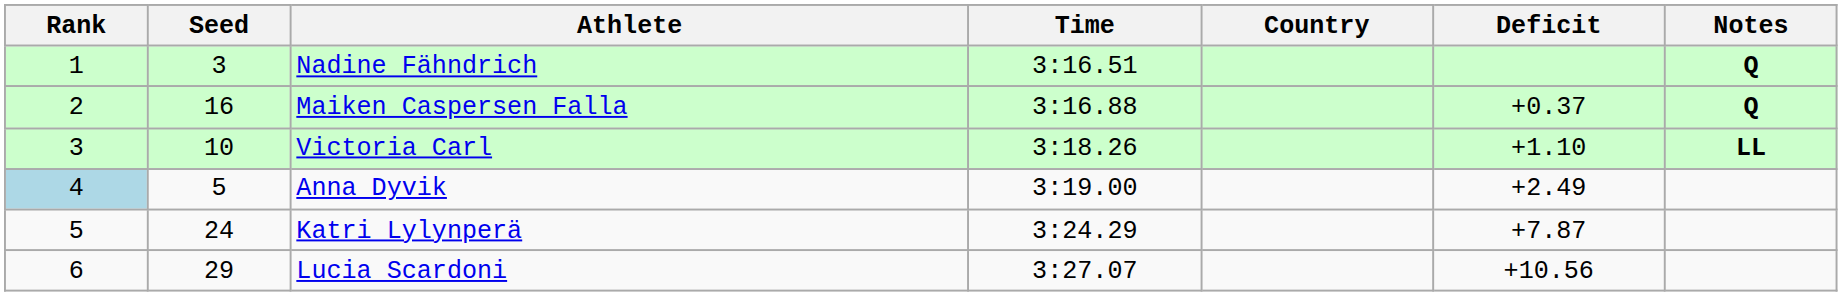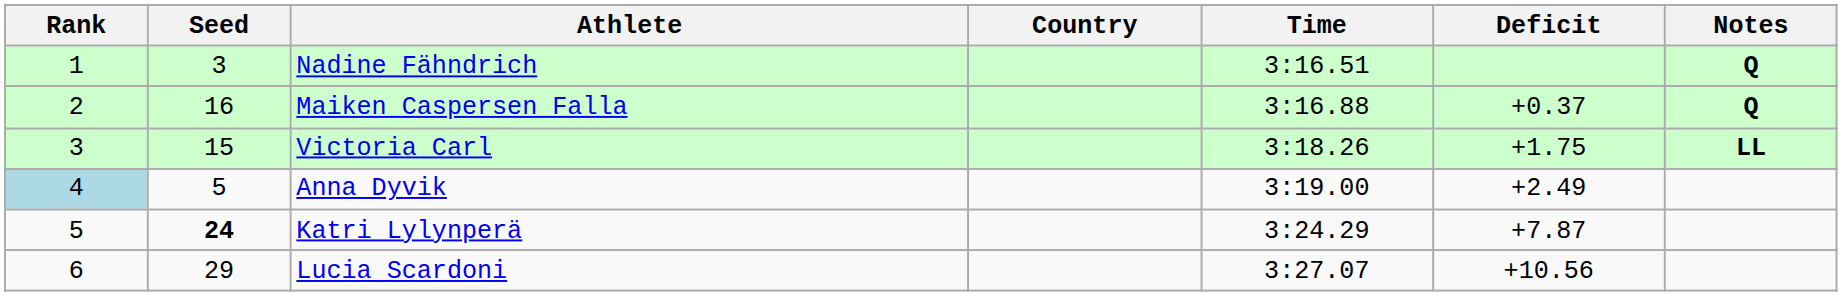columns swapped: (1317, 25) <-> (1085, 25)
(219, 148) 10 -> (219, 148) 15
(1549, 148) +1.10 -> (1549, 148) +1.75
(219, 230) normal -> (219, 230) bold
